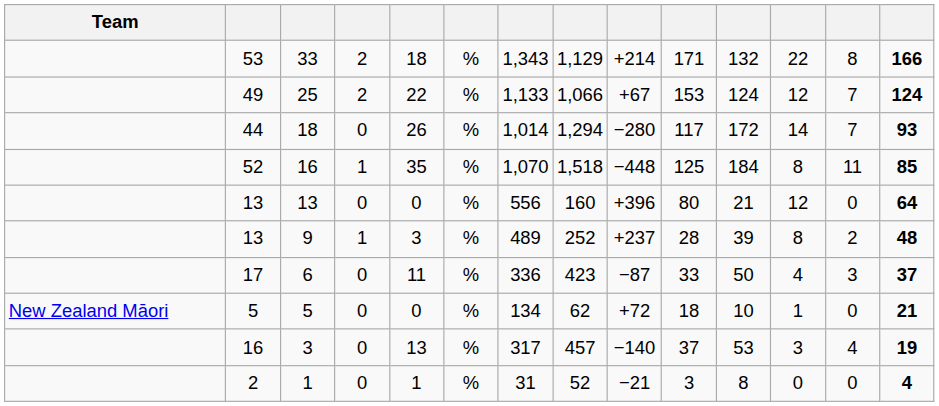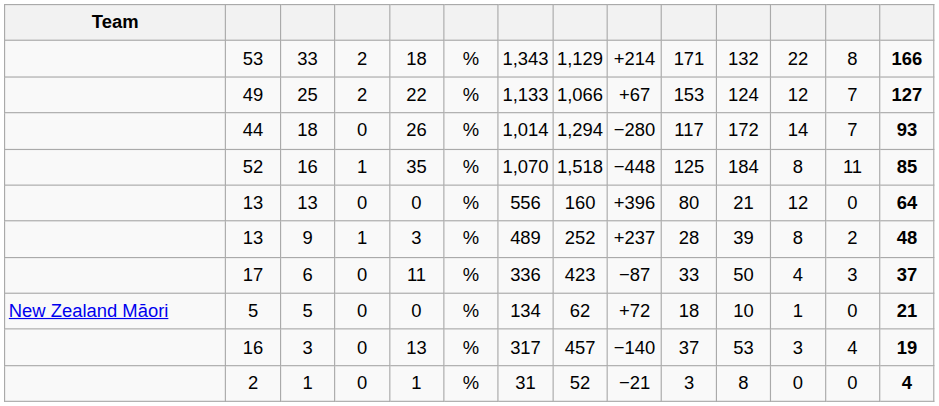(907, 94) 124 -> (907, 94) 127
